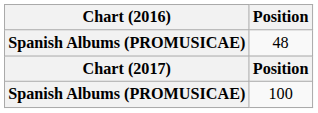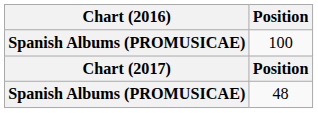rows swapped: (281, 42) <-> (281, 94)
